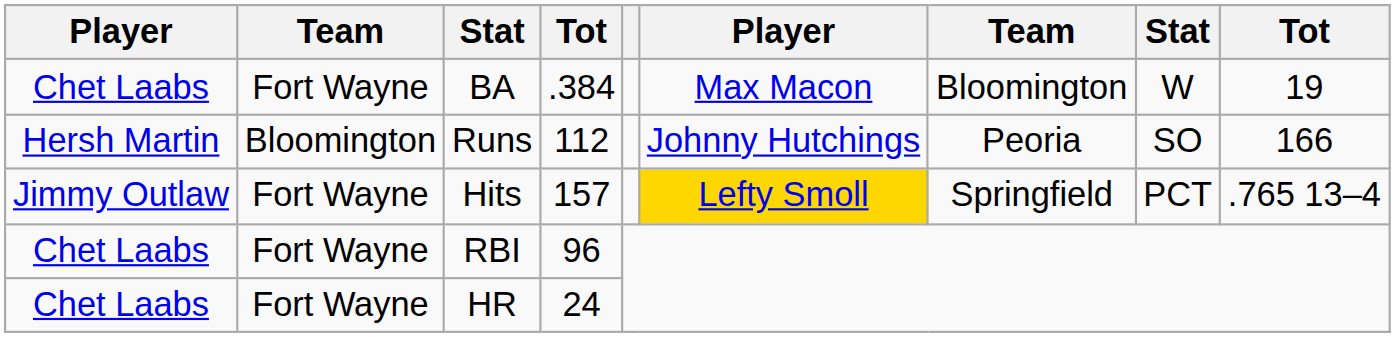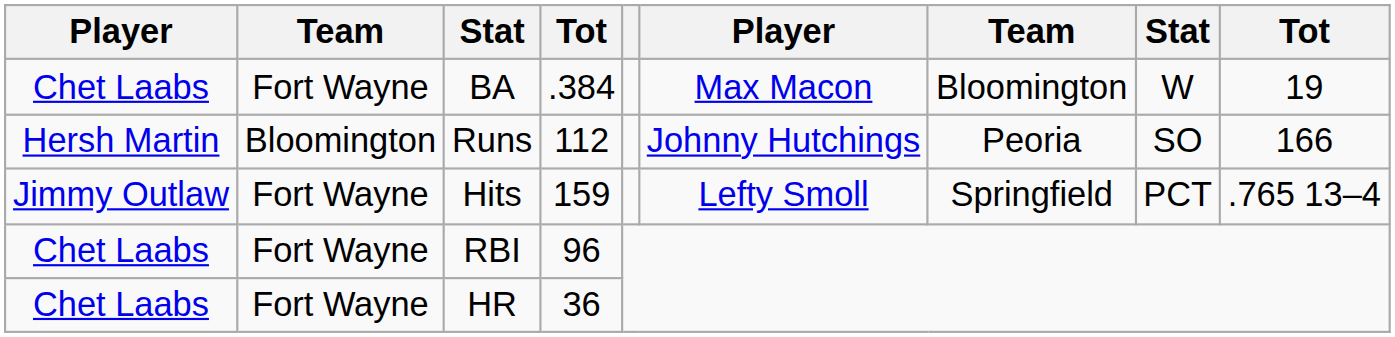(582, 195) 157 -> (582, 195) 159
(783, 195) gold background -> (783, 195) no background
(582, 304) 24 -> (582, 304) 36
